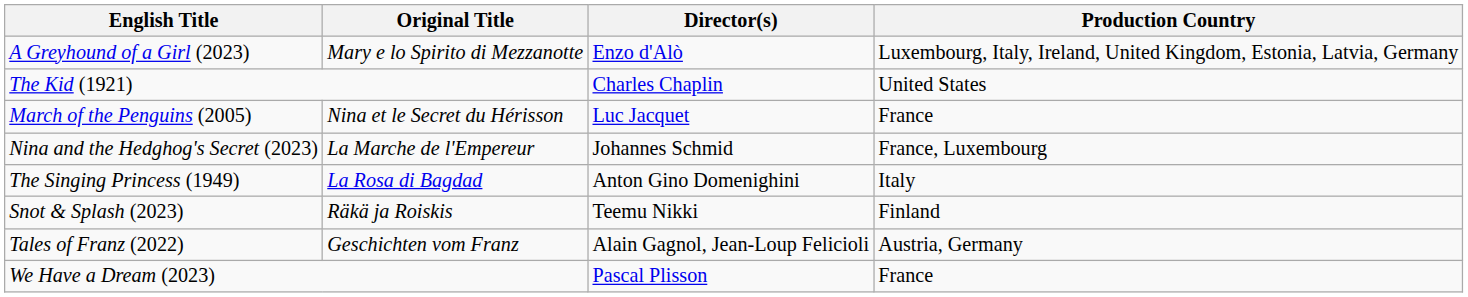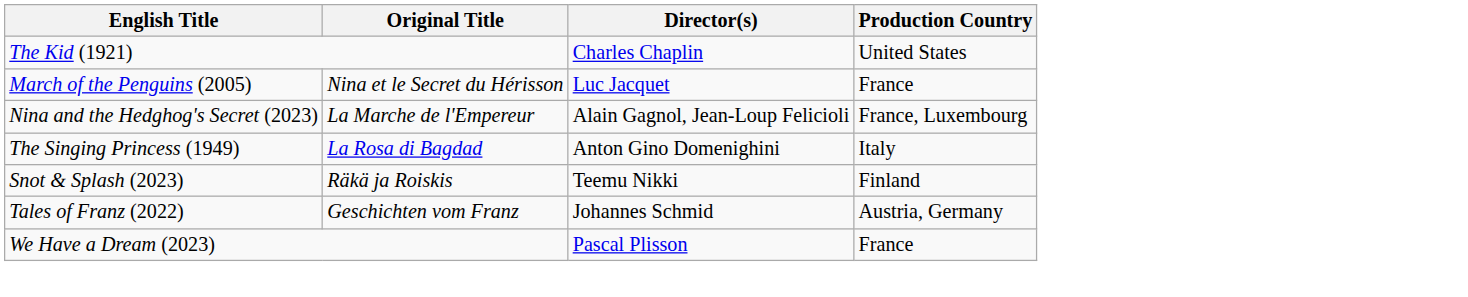- row: (129, 52)
(663, 148) Johannes Schmid -> (711, 116) Alain Gagnol, Jean-Loup Felicioli
(731, 244) Alain Gagnol, Jean-Loup Felicioli -> (643, 212) Johannes Schmid
